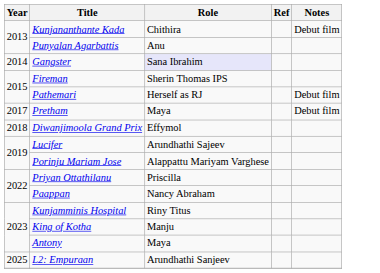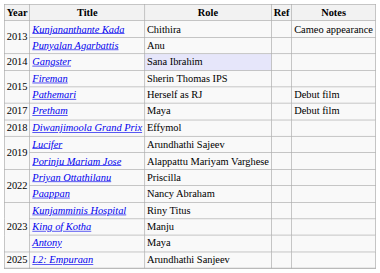(317, 29) Debut film -> (334, 29) Cameo appearance
